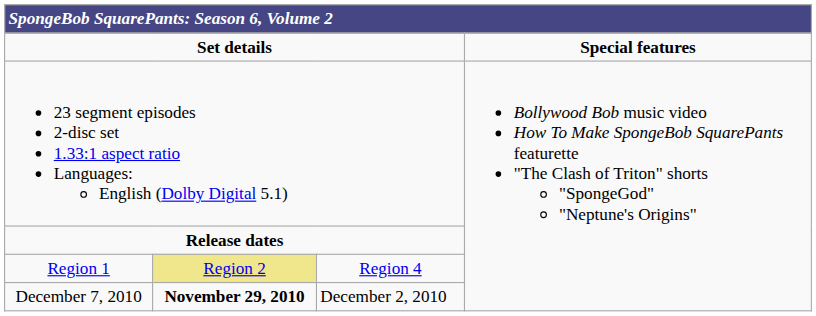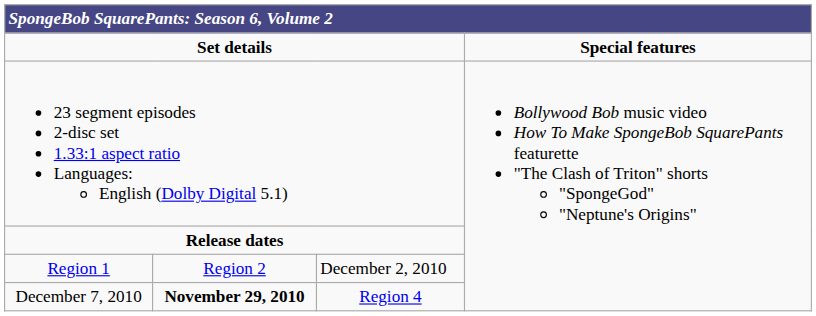(235, 268) khaki background -> (235, 268) no background
(390, 268) Region 4 -> (383, 268) December 2, 2010
(383, 296) December 2, 2010 -> (390, 296) Region 4
